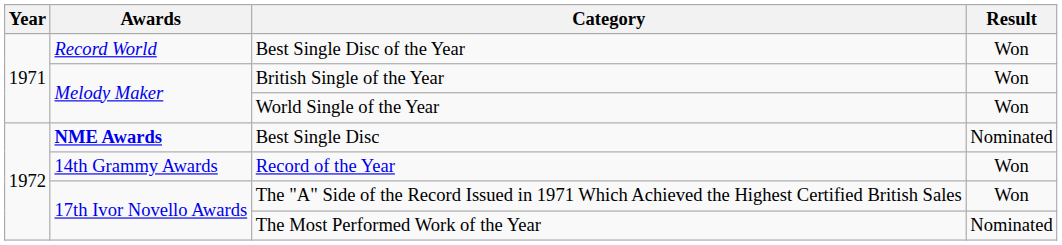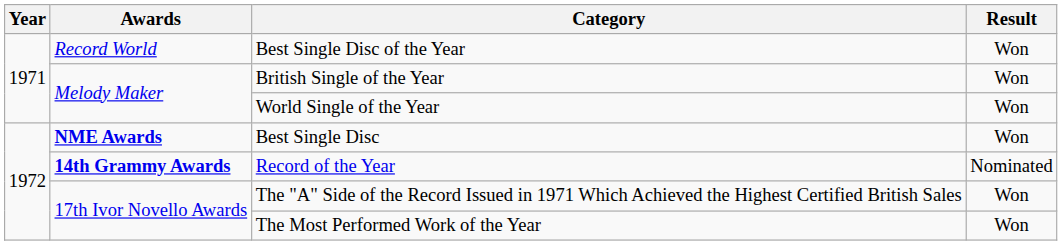(1012, 136) Nominated -> (1012, 136) Won
(136, 166) normal -> (143, 166) bold
(1012, 166) Won -> (1012, 166) Nominated
(1012, 225) Nominated -> (1012, 225) Won
